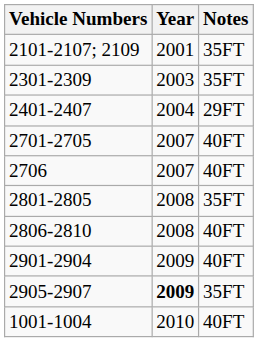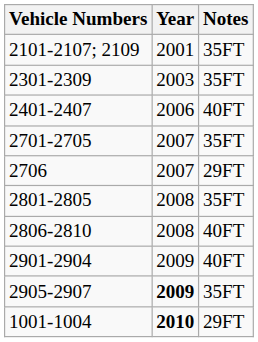(175, 110) 2004 -> (175, 110) 2006
(224, 110) 29FT -> (224, 110) 40FT
(224, 140) 40FT -> (224, 140) 35FT
(224, 170) 40FT -> (224, 170) 29FT
(175, 321) normal -> (175, 321) bold
(224, 321) 40FT -> (224, 321) 29FT
